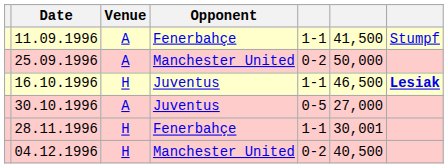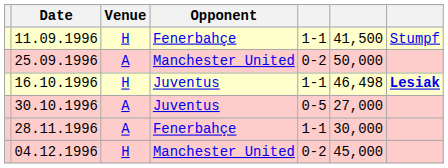(125, 39) A -> (125, 39) H
(358, 84) 46,500 -> (358, 84) 46,498
(125, 129) H -> (125, 129) A
(358, 129) 30,001 -> (358, 129) 30,000
(358, 152) 40,500 -> (358, 152) 45,000
